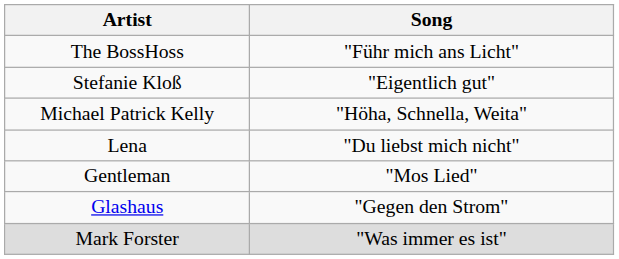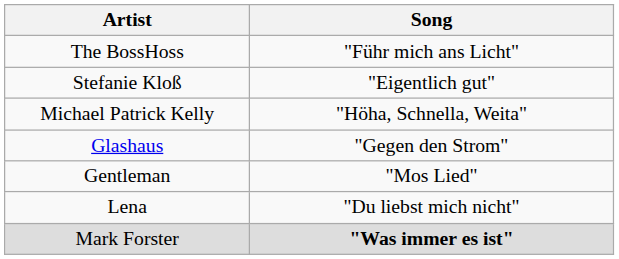rows swapped: (127, 207) <-> (127, 144)
(431, 238) normal -> (431, 238) bold
